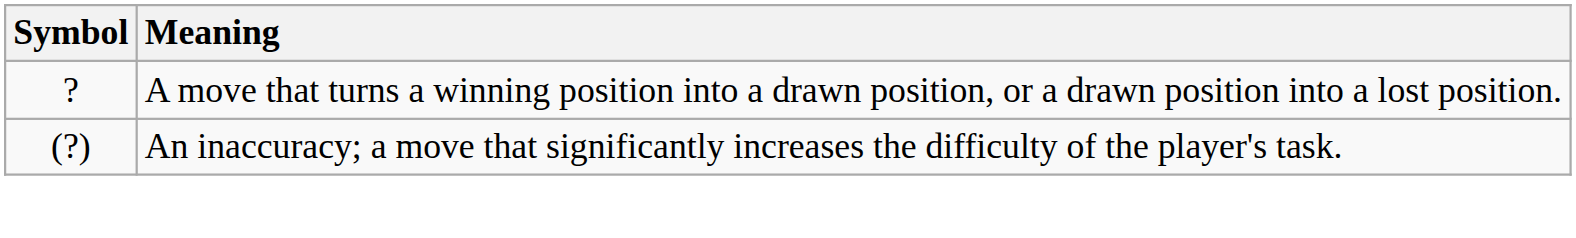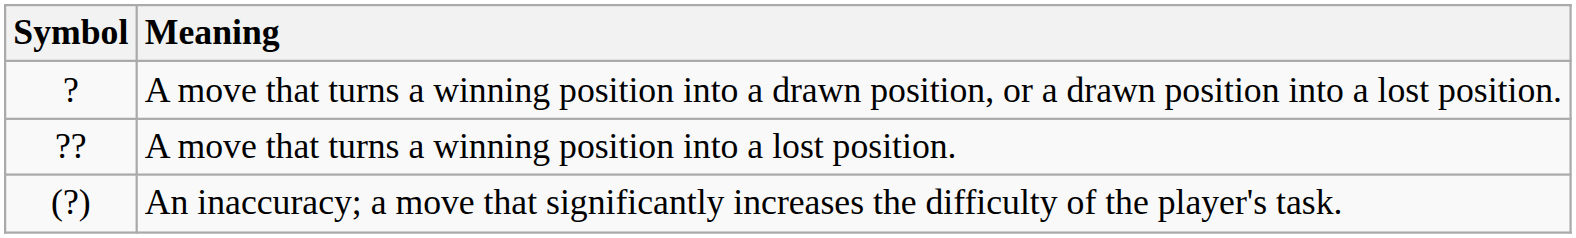+ row: (551, 145)
